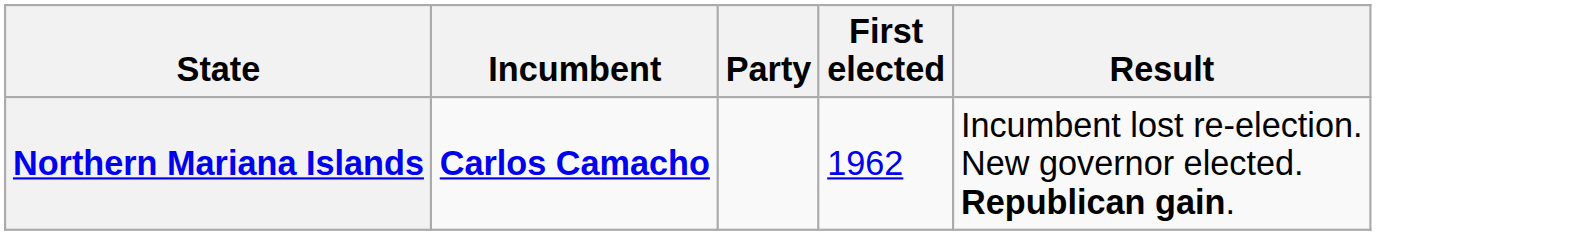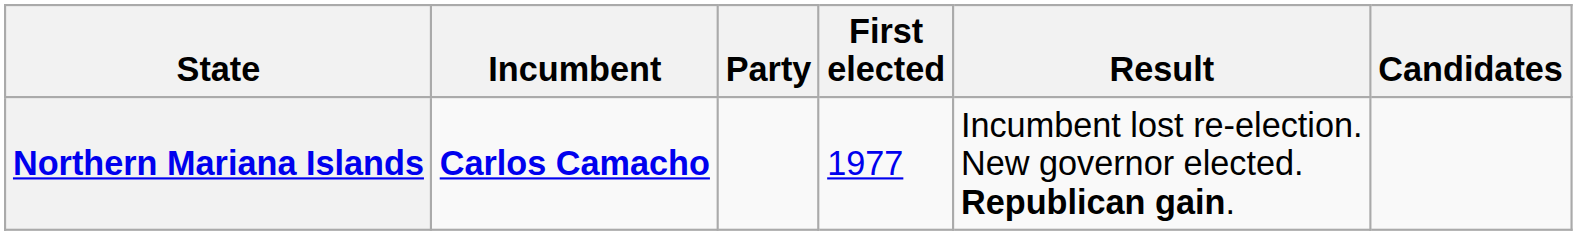+ column: (1471, 70)
(865, 162) 1962 -> (865, 162) 1977
